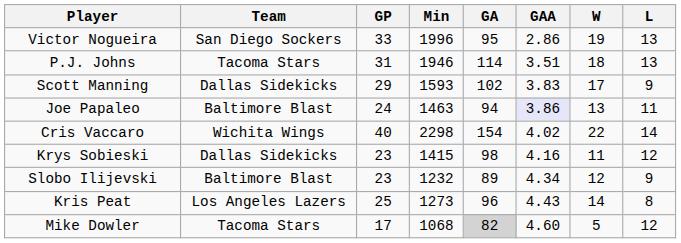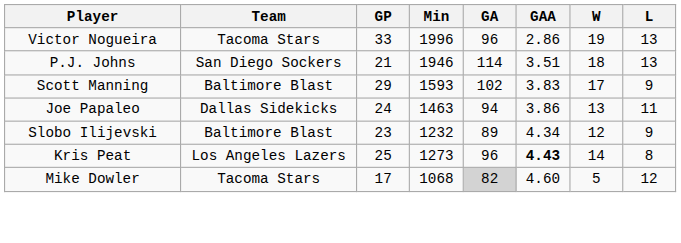(269, 40) San Diego Sockers -> (269, 40) Tacoma Stars
(490, 40) 95 -> (490, 40) 96
(269, 63) Tacoma Stars -> (269, 63) San Diego Sockers
(383, 63) 31 -> (383, 63) 21
(269, 86) Dallas Sidekicks -> (269, 86) Baltimore Blast
(269, 109) Baltimore Blast -> (269, 109) Dallas Sidekicks
(543, 109) lavender background -> (543, 109) no background
- row: (93, 133)
- row: (93, 156)
(543, 203) normal -> (543, 156) bold
